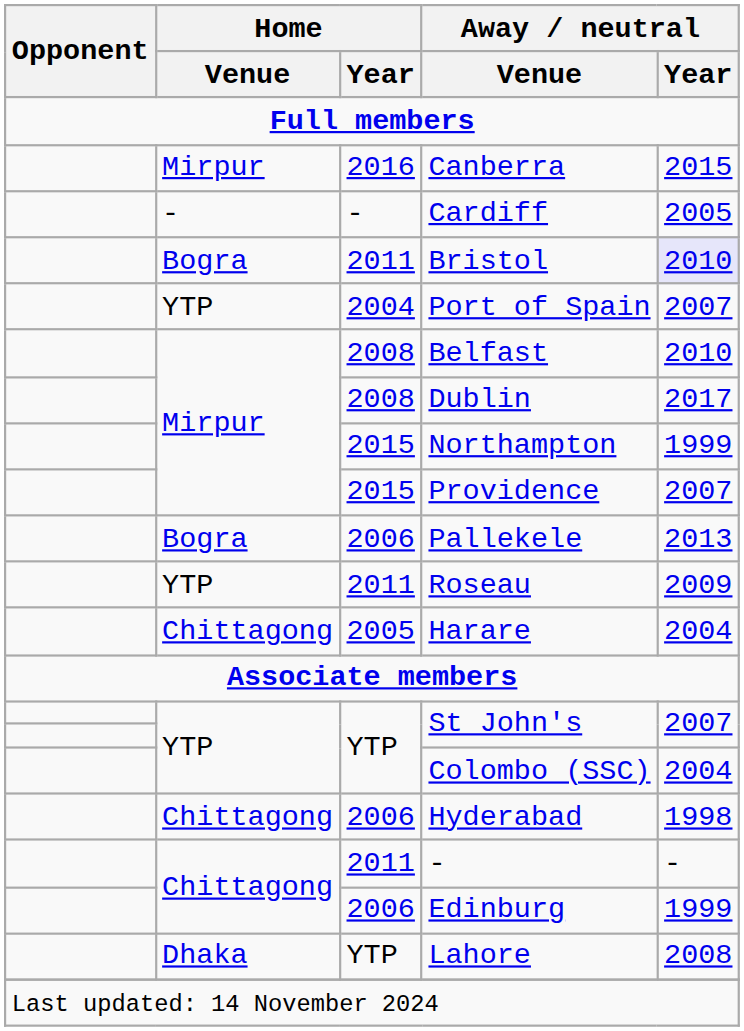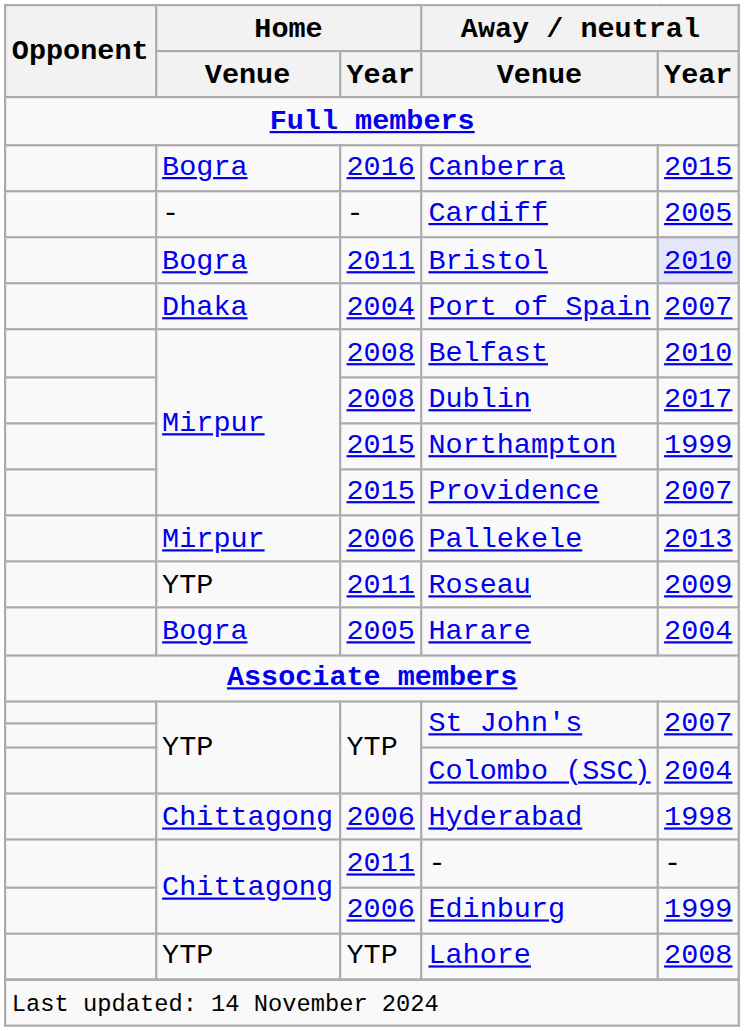(213, 167) Mirpur -> (205, 167) Bogra
(188, 307) YTP -> (205, 307) Dhaka
(205, 539) Bogra -> (213, 539) Mirpur
(248, 632) Chittagong -> (205, 632) Bogra
(205, 956) Dhaka -> (188, 956) YTP
